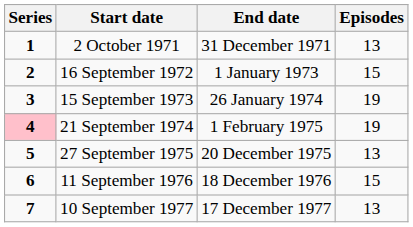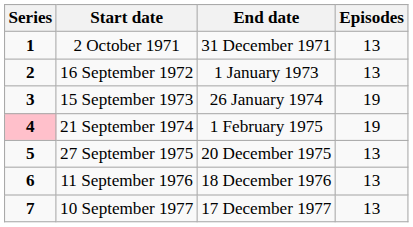(372, 72) 15 -> (372, 72) 13
(372, 180) 15 -> (372, 180) 13
